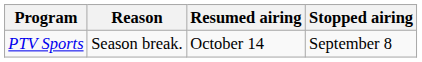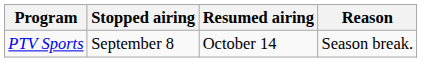columns swapped: (361, 17) <-> (137, 17)
